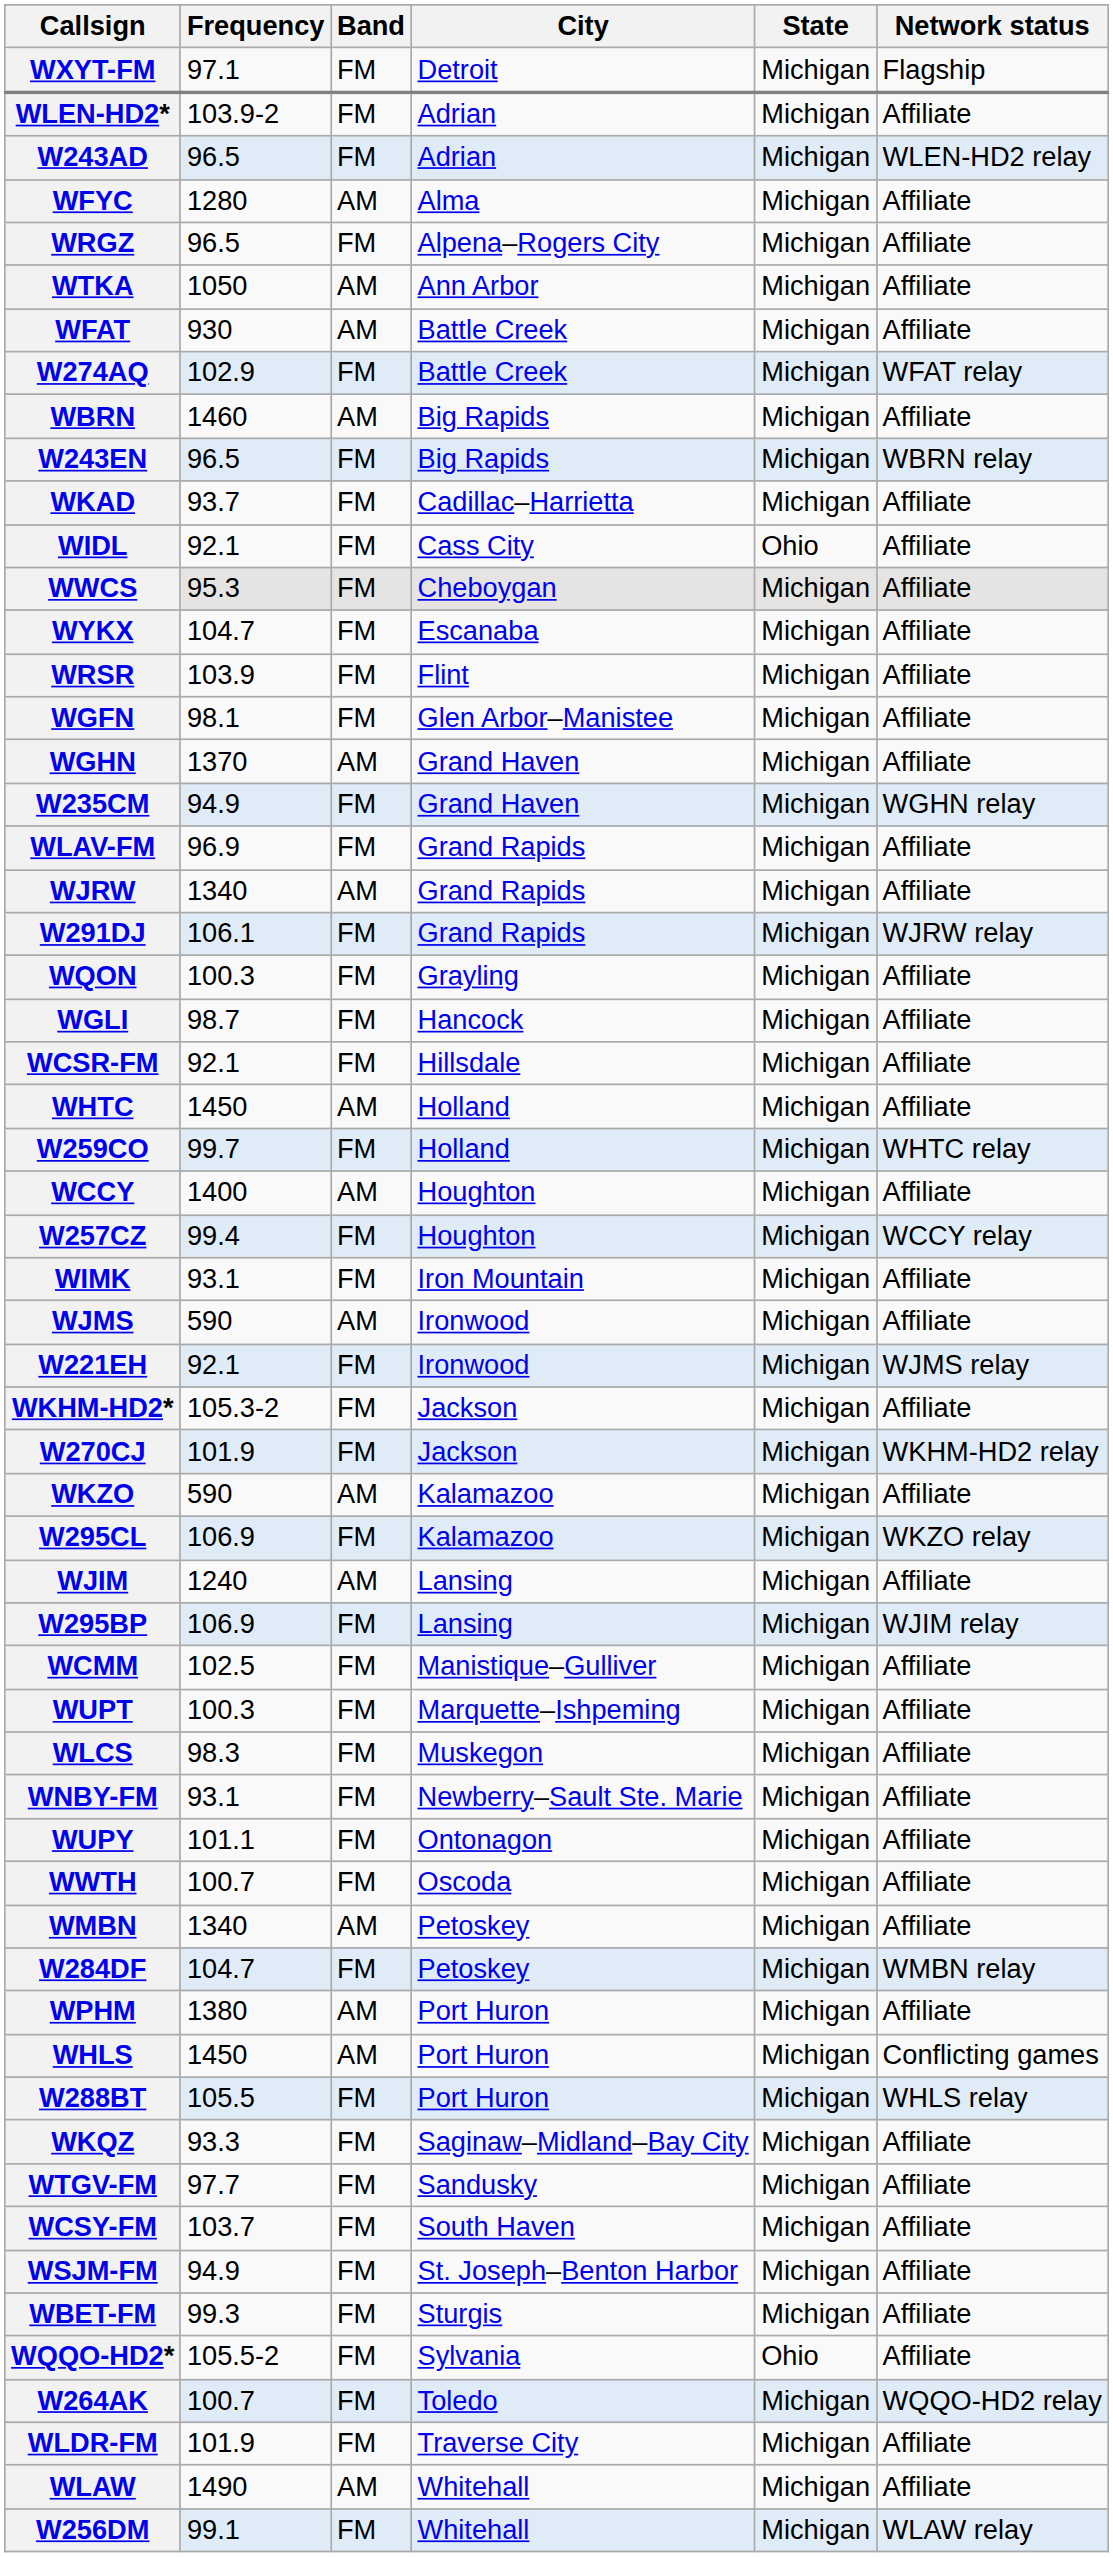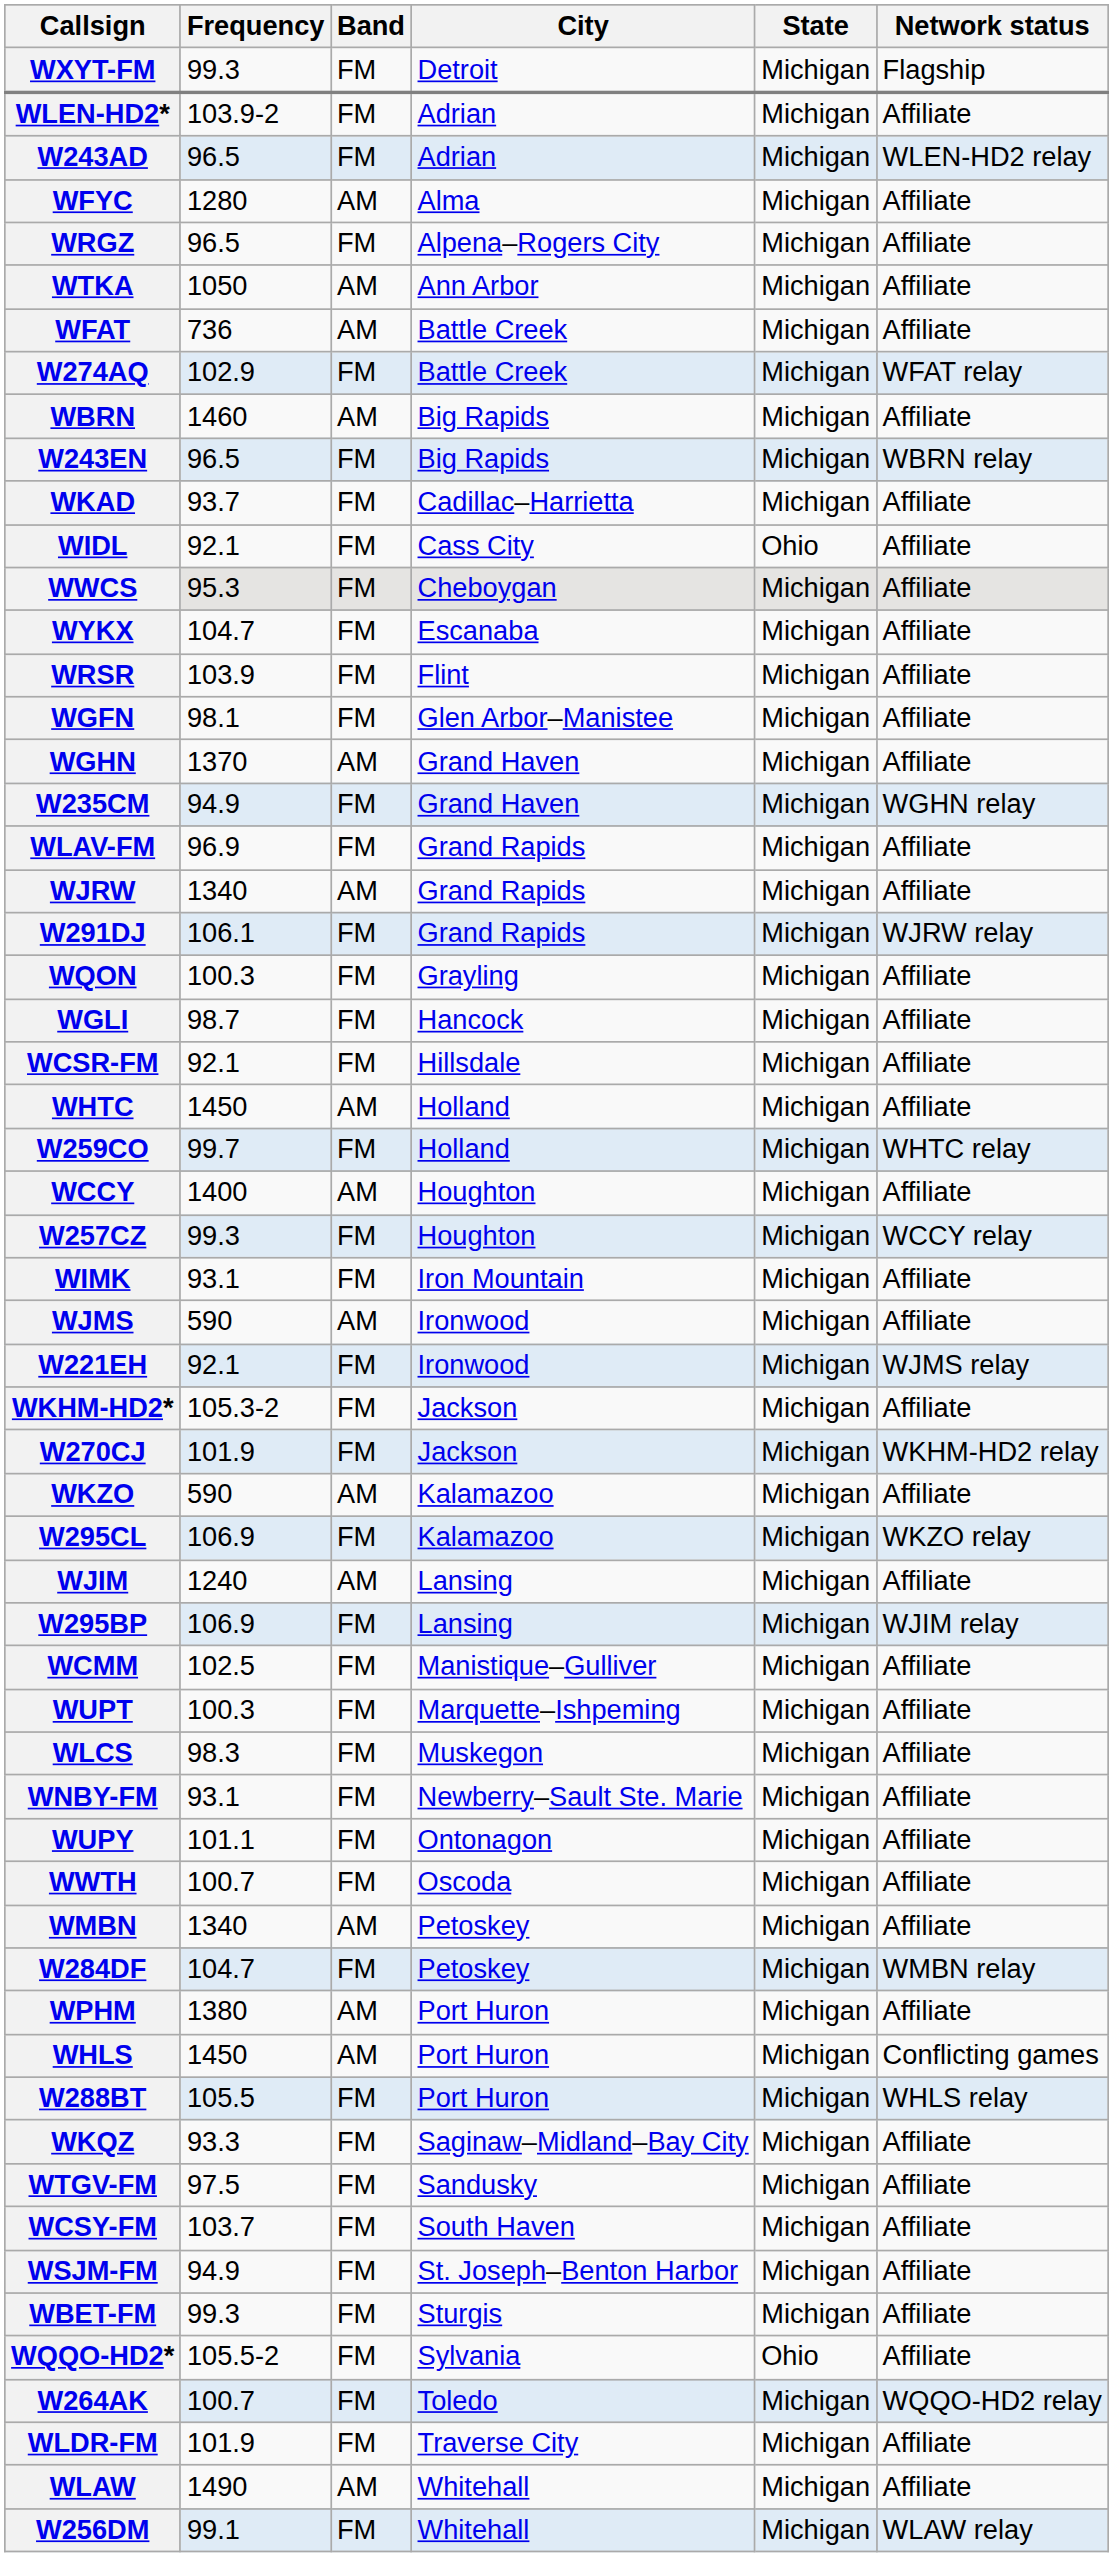(213, 69) 97.1 -> (213, 69) 99.3
(210, 329) 930 -> (210, 329) 736
(213, 1235) 99.4 -> (213, 1235) 99.3
(213, 2184) 97.7 -> (213, 2184) 97.5
